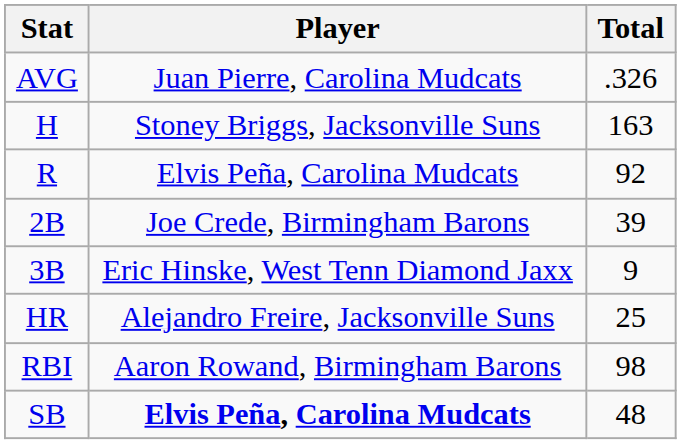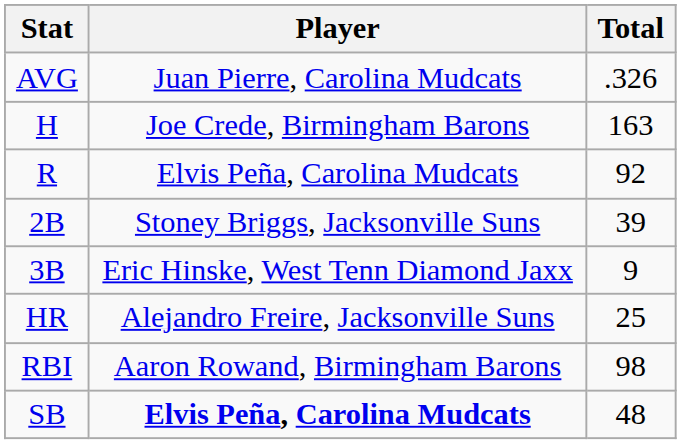(338, 125) Stoney Briggs, Jacksonville Suns -> (338, 125) Joe Crede, Birmingham Barons
(338, 221) Joe Crede, Birmingham Barons -> (338, 221) Stoney Briggs, Jacksonville Suns
